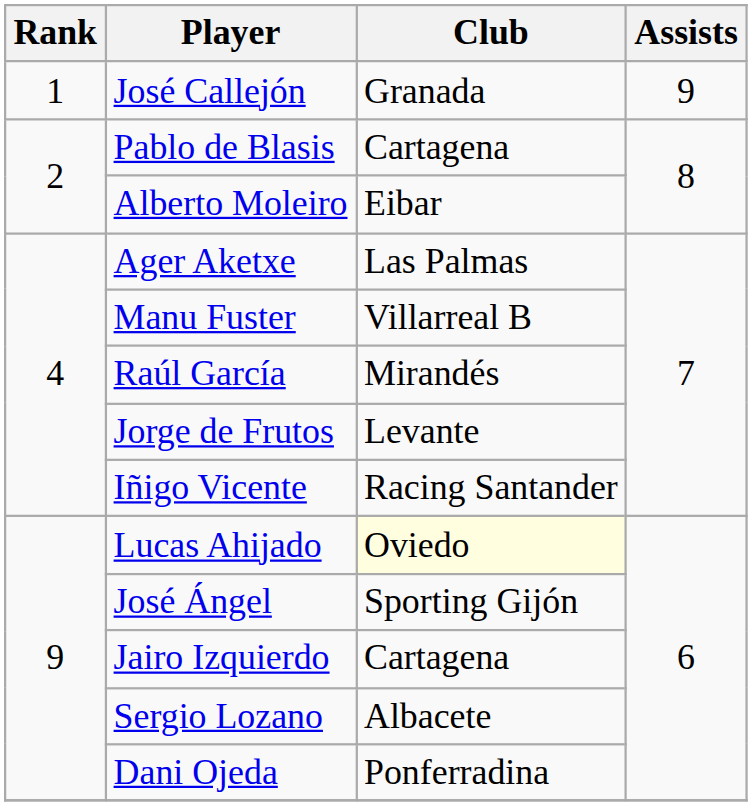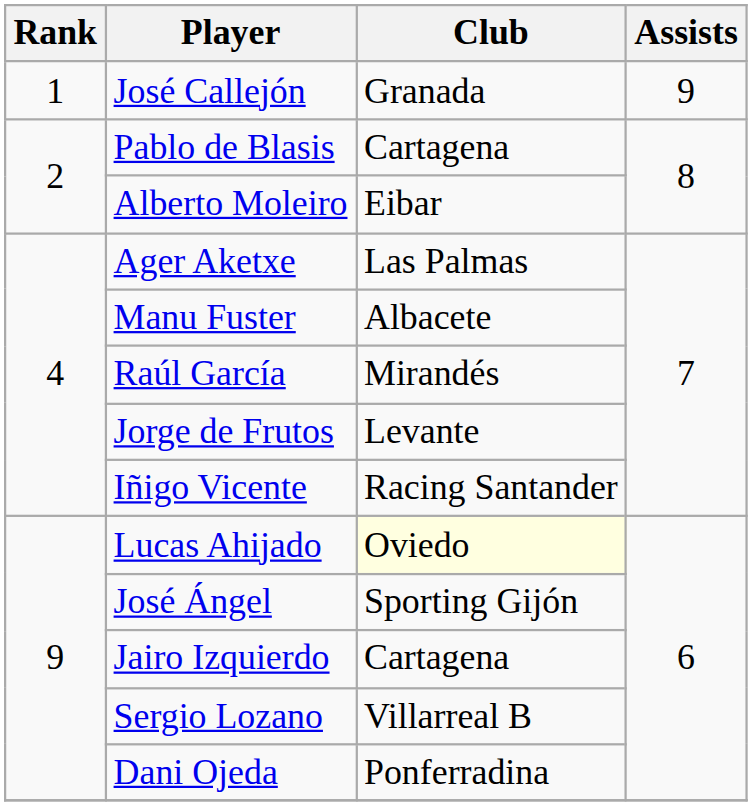(448, 317) Villarreal B -> (428, 317) Albacete
(428, 714) Albacete -> (448, 714) Villarreal B
